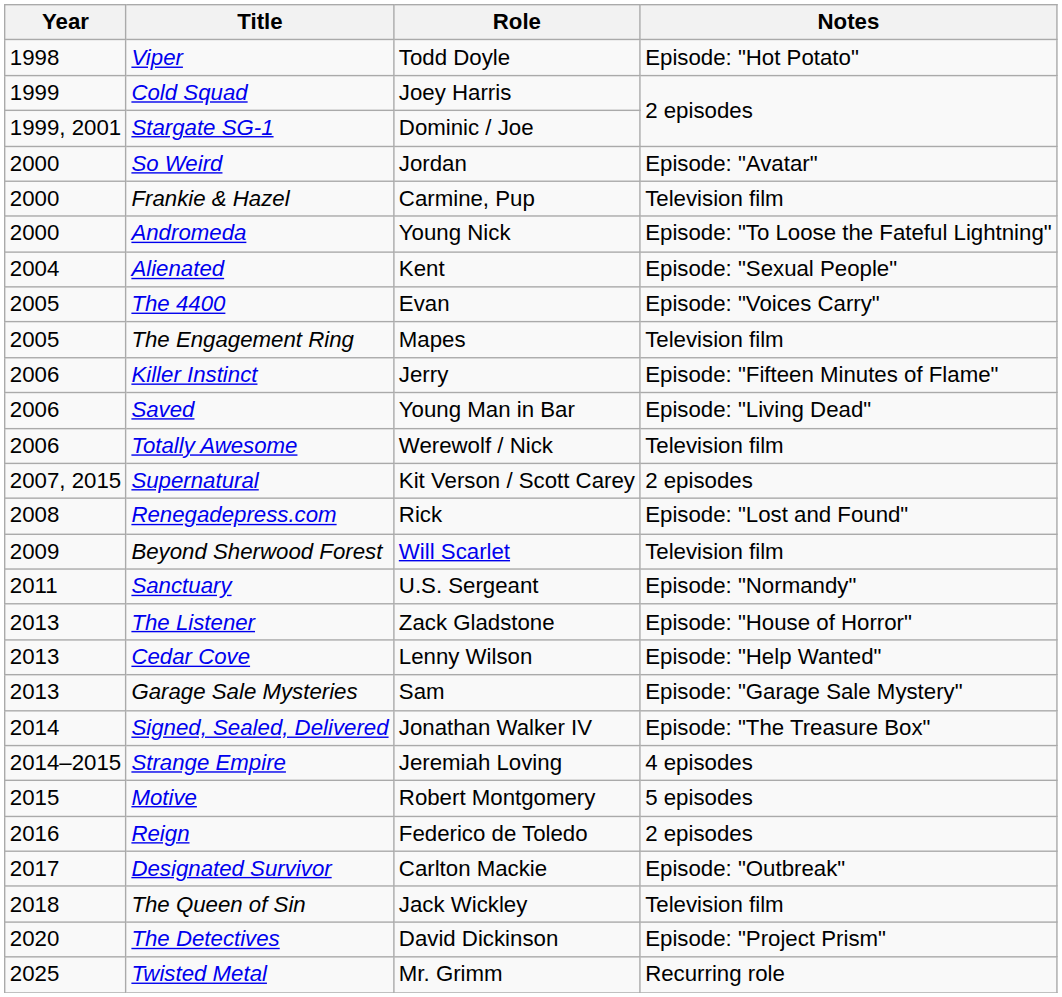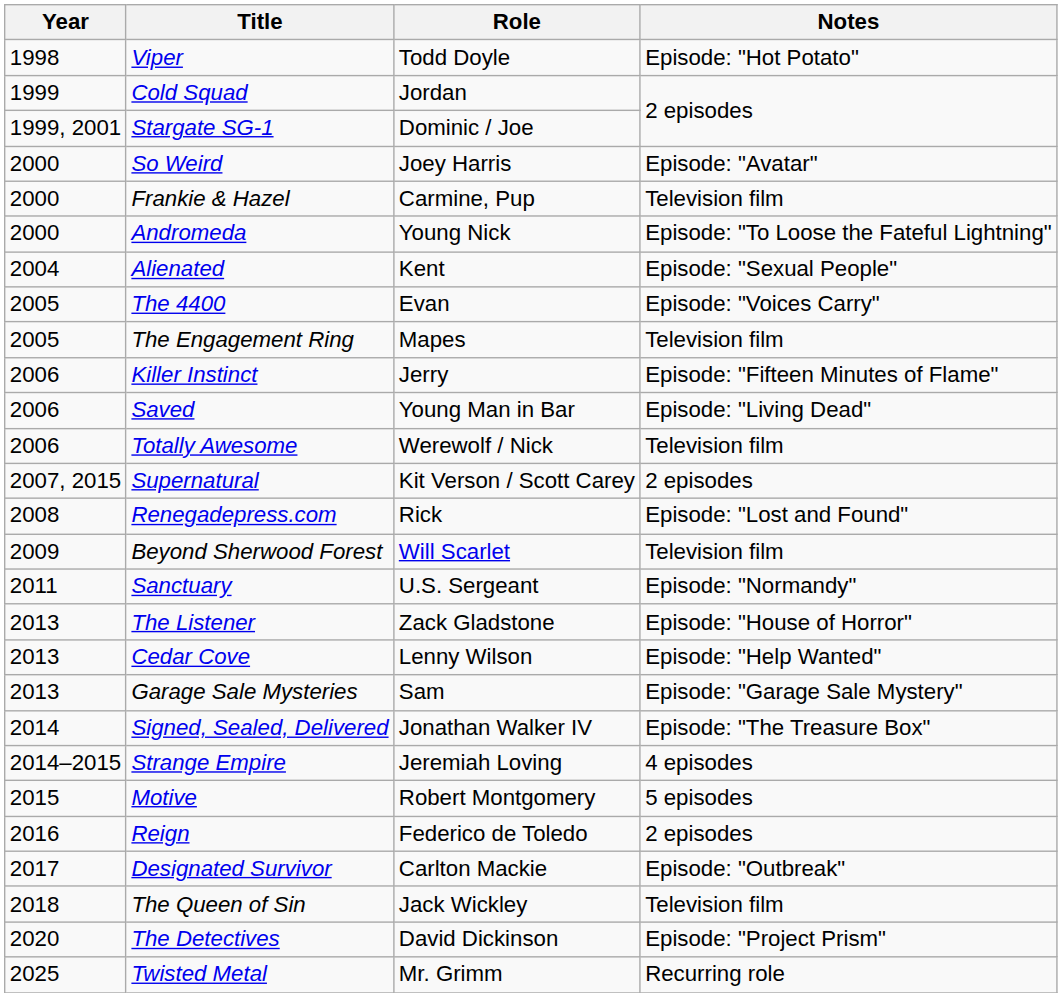(455, 92) Joey Harris -> (433, 92) Jordan
(433, 163) Jordan -> (455, 163) Joey Harris
